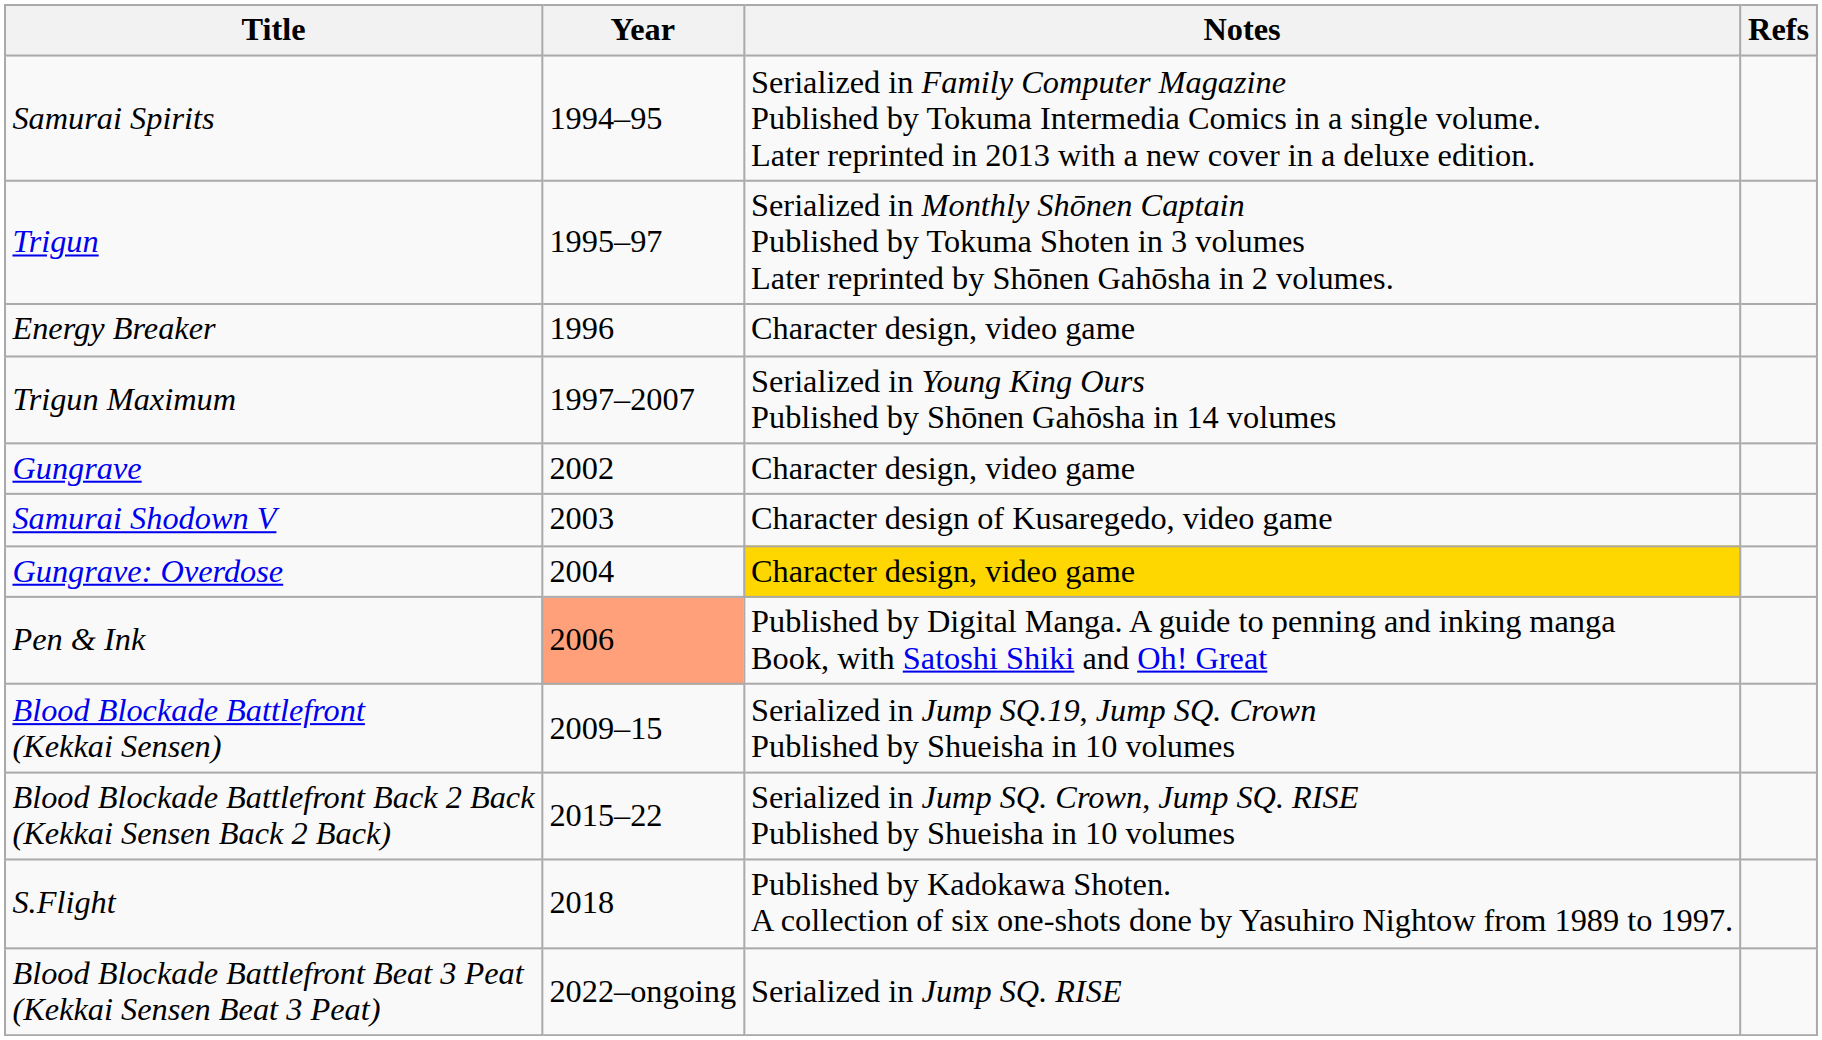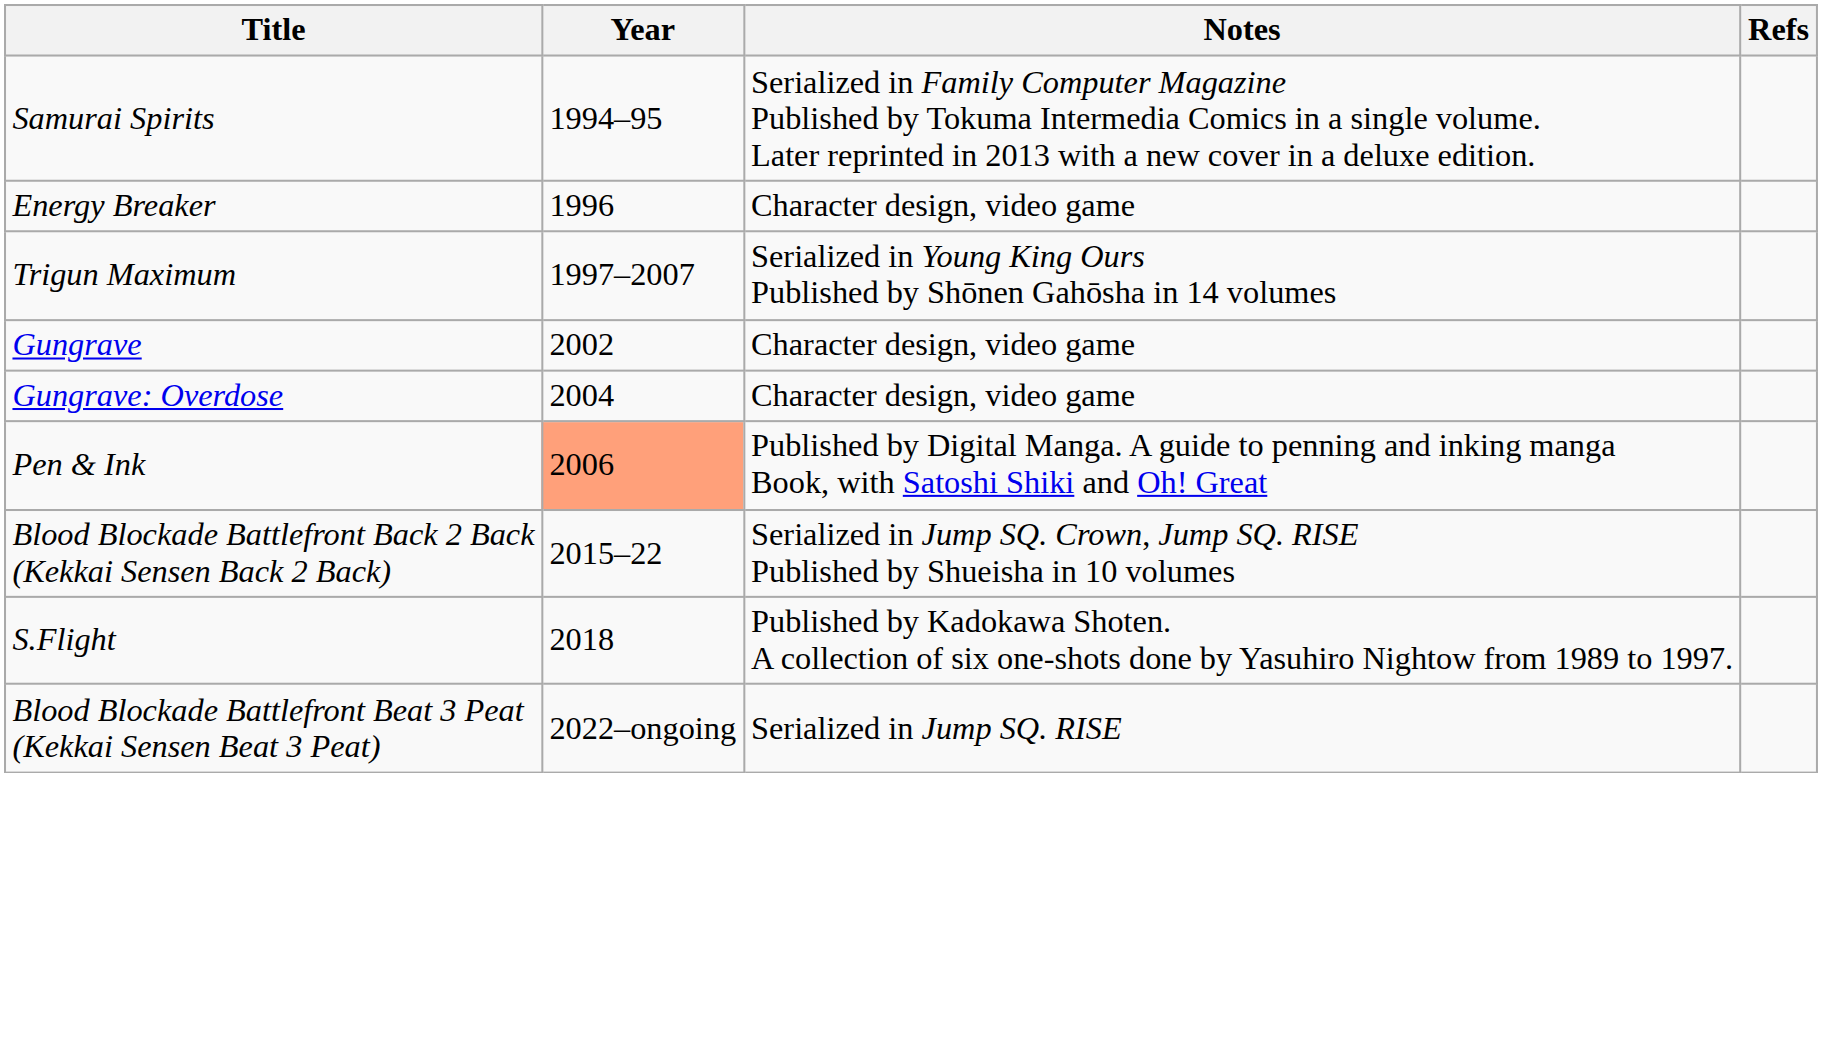- row: (56, 241)
- row: (144, 519)
(943, 570) gold background -> (943, 395) no background
- row: (189, 727)
